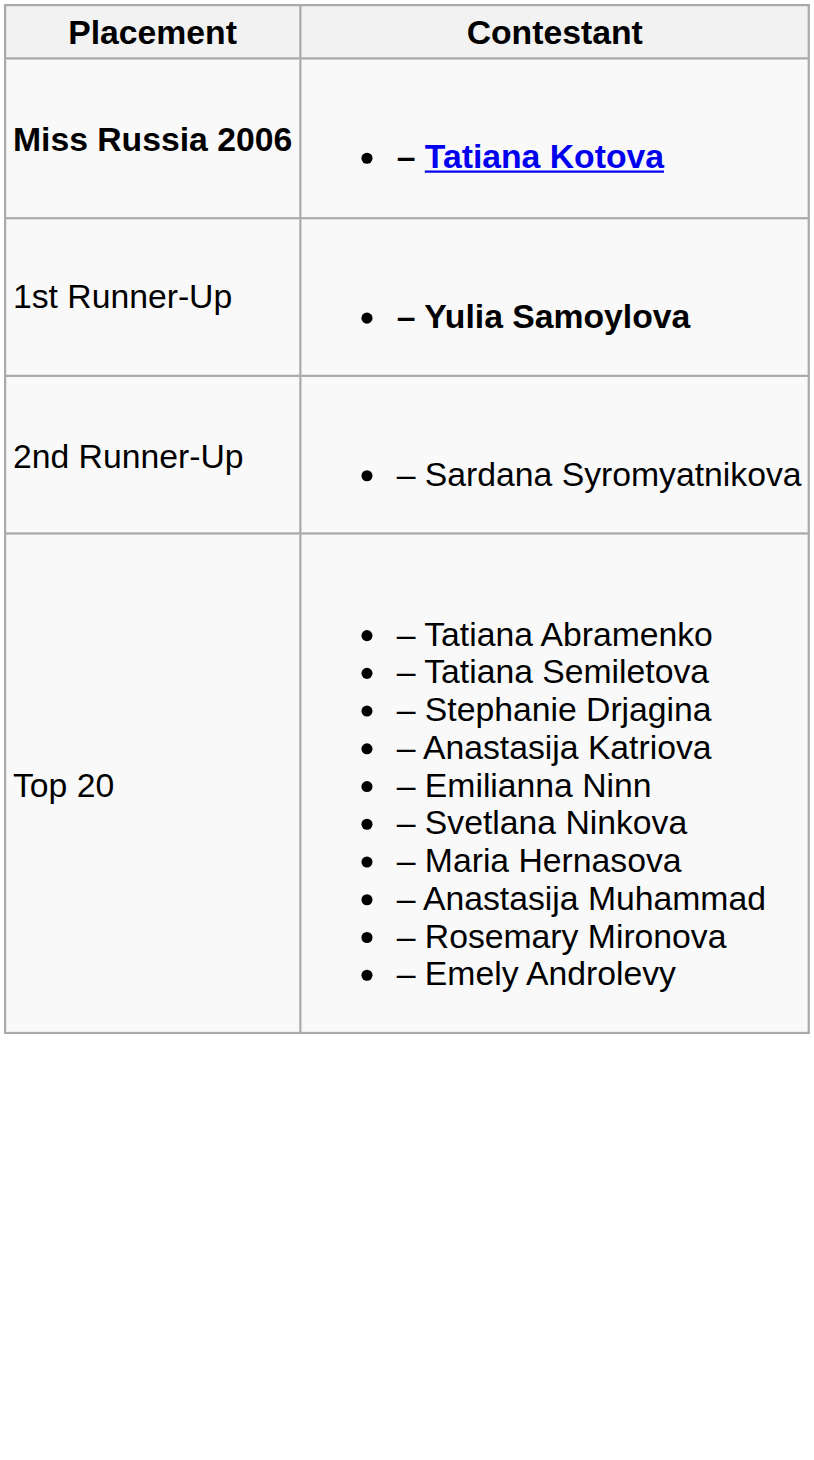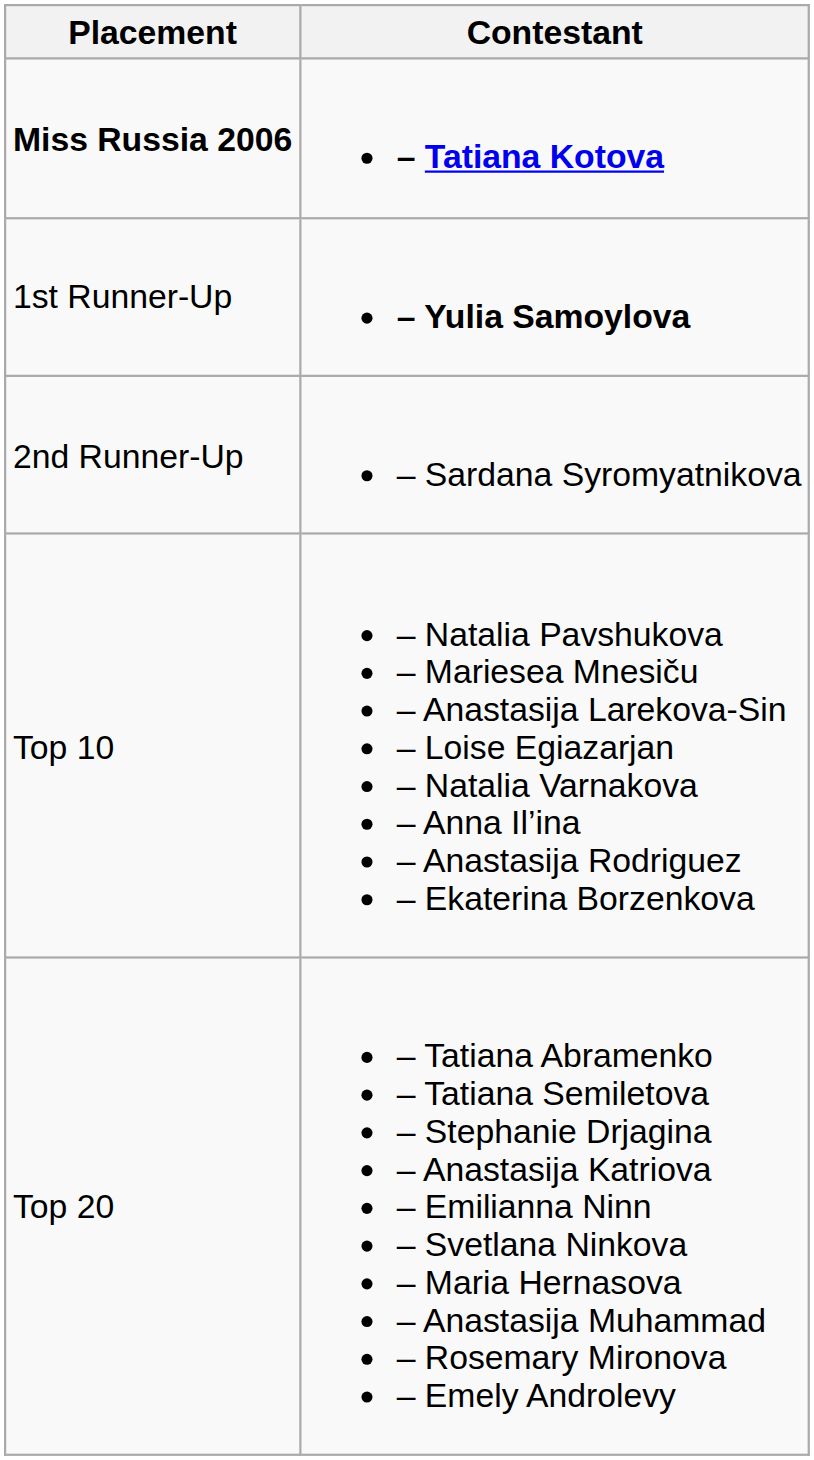+ row: (64, 746)
